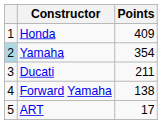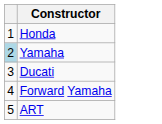- column: (136, 14)
